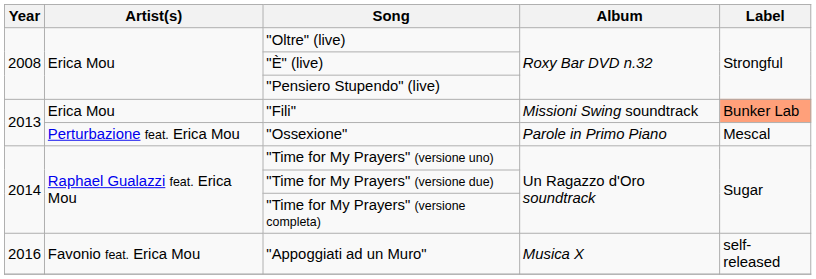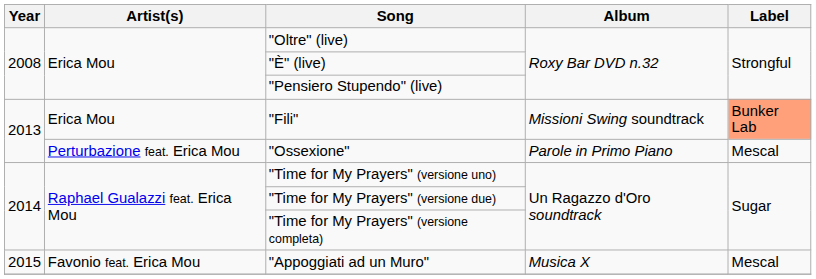(24, 253) 2016 -> (24, 262) 2015
(752, 253) self-released -> (755, 262) Mescal
